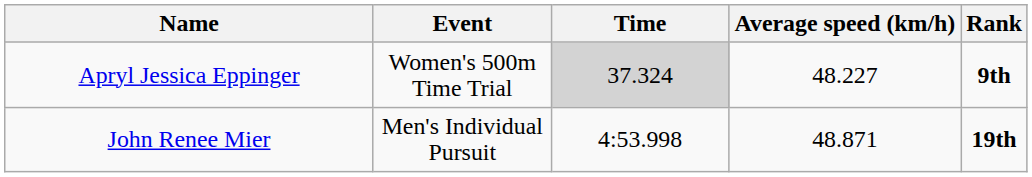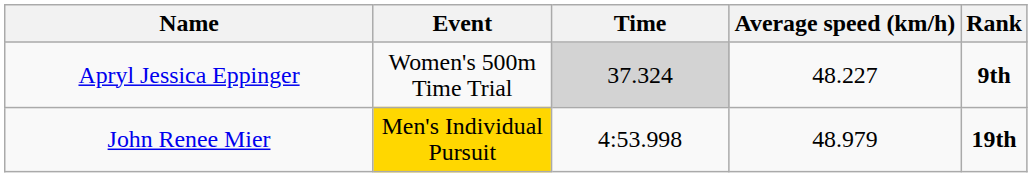(462, 139) no background -> (462, 139) gold background
(845, 139) 48.871 -> (845, 139) 48.979
